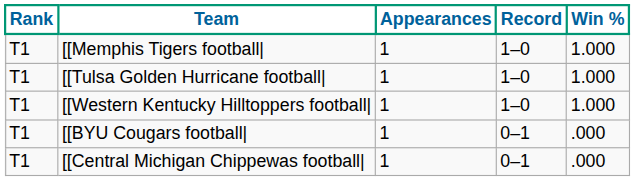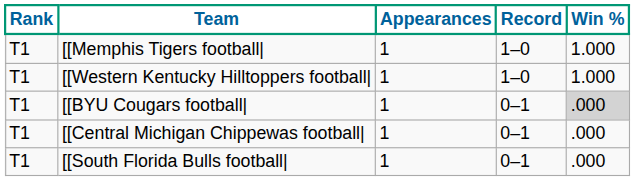- row: (194, 77)
(588, 133) no background -> (588, 105) lightgrey background
+ row: (175, 161)
